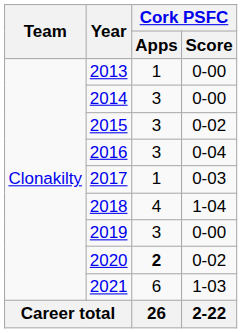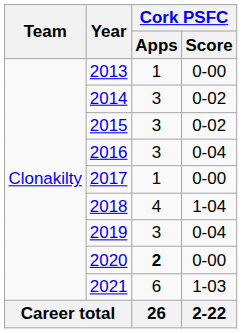(209, 98) 0-00 -> (209, 98) 0-02
(209, 179) 0-03 -> (209, 179) 0-00
(209, 233) 0-00 -> (209, 233) 0-04
(209, 260) 0-02 -> (209, 260) 0-00
